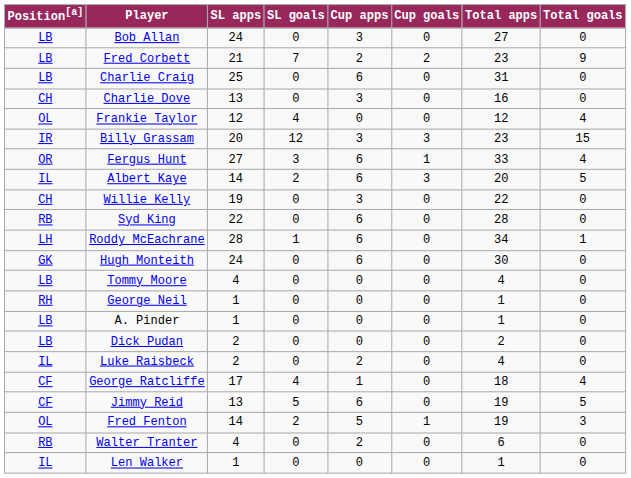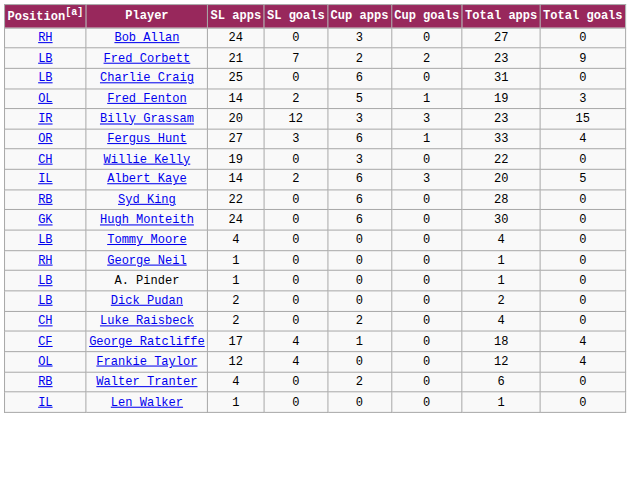(45, 38) LB -> (45, 38) RH
- row: (147, 98)
rows swapped: (147, 422) <-> (147, 119)
rows swapped: (147, 179) <-> (147, 200)
- row: (147, 240)
(45, 361) IL -> (45, 321) CH
- row: (147, 402)
